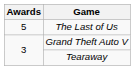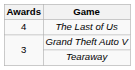(24, 27) 5 -> (24, 27) 4
